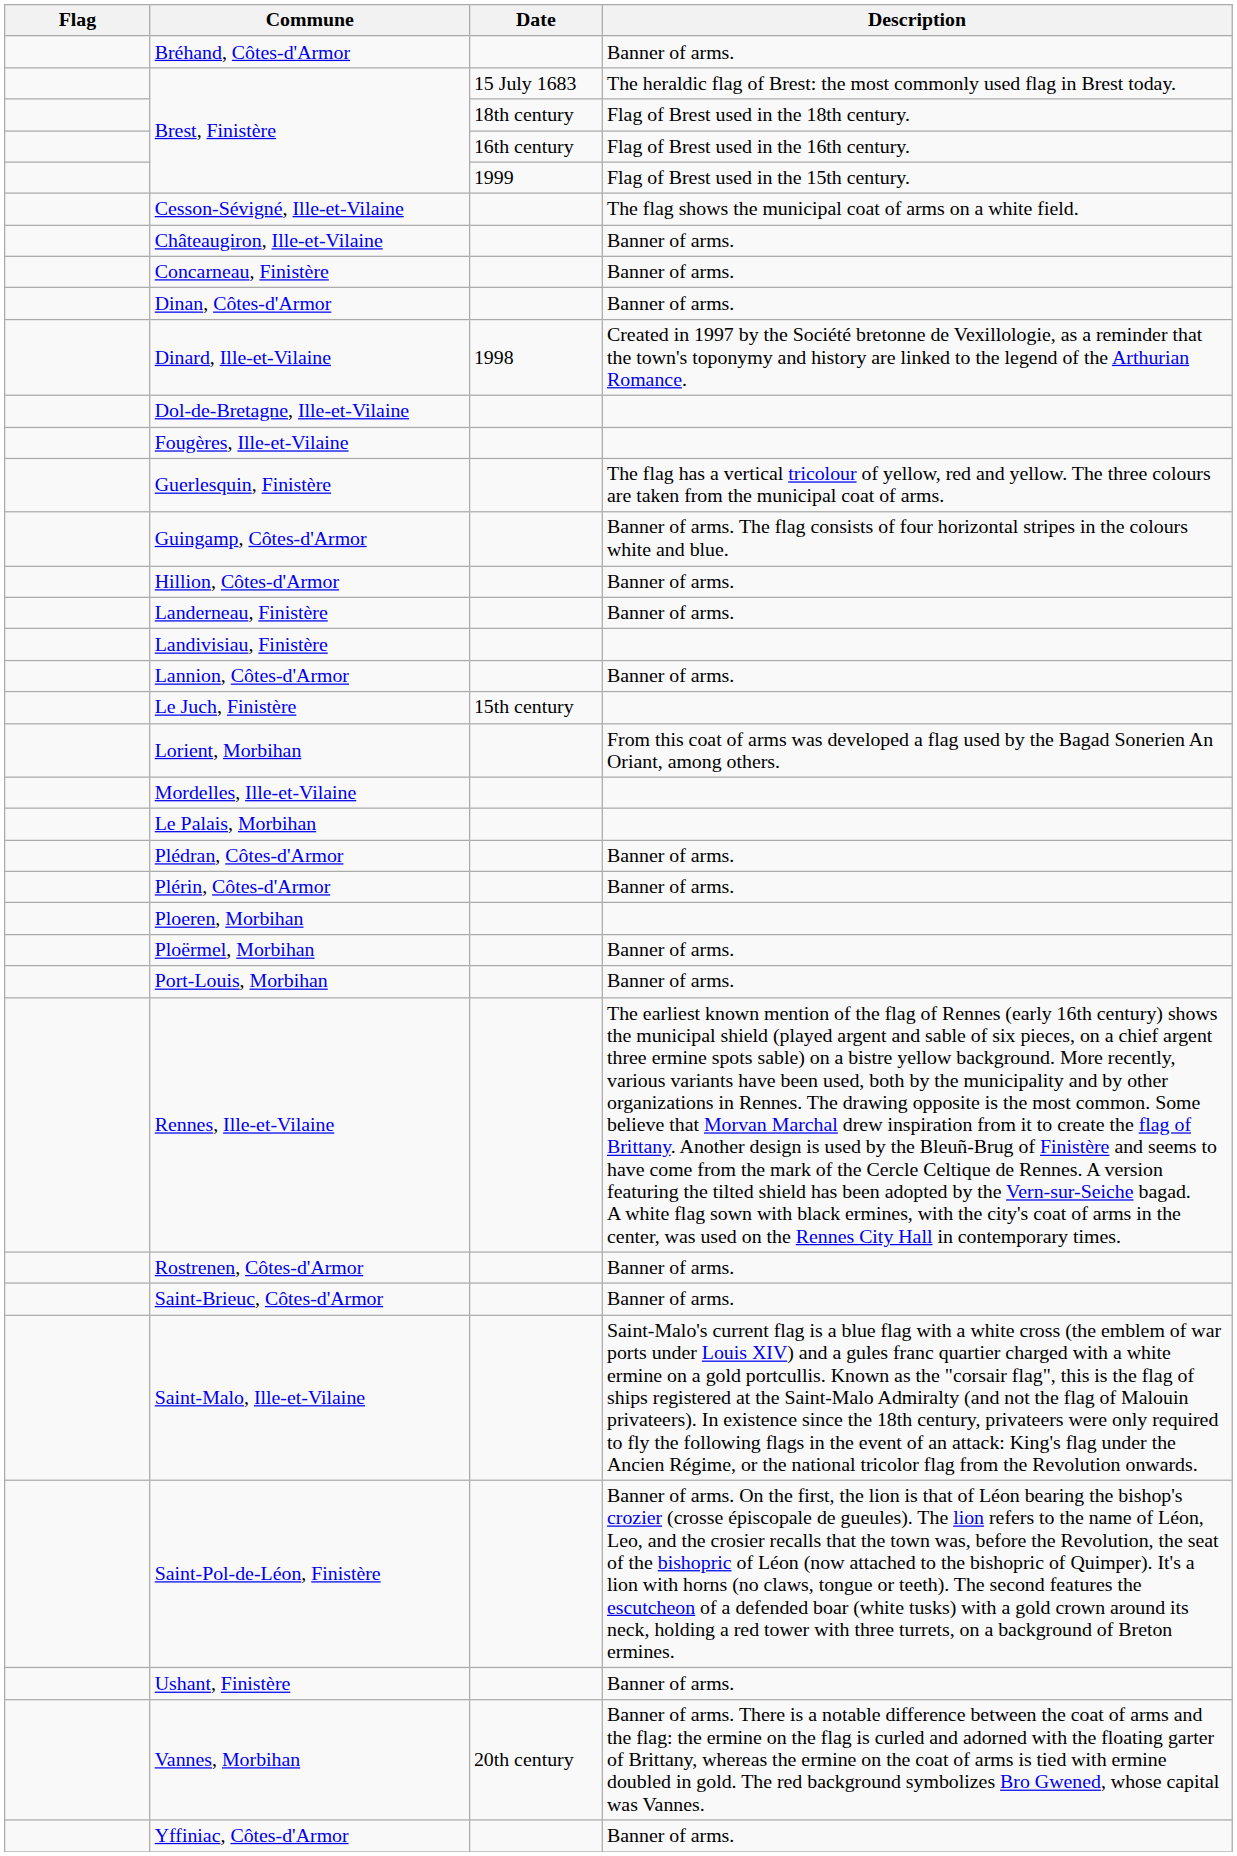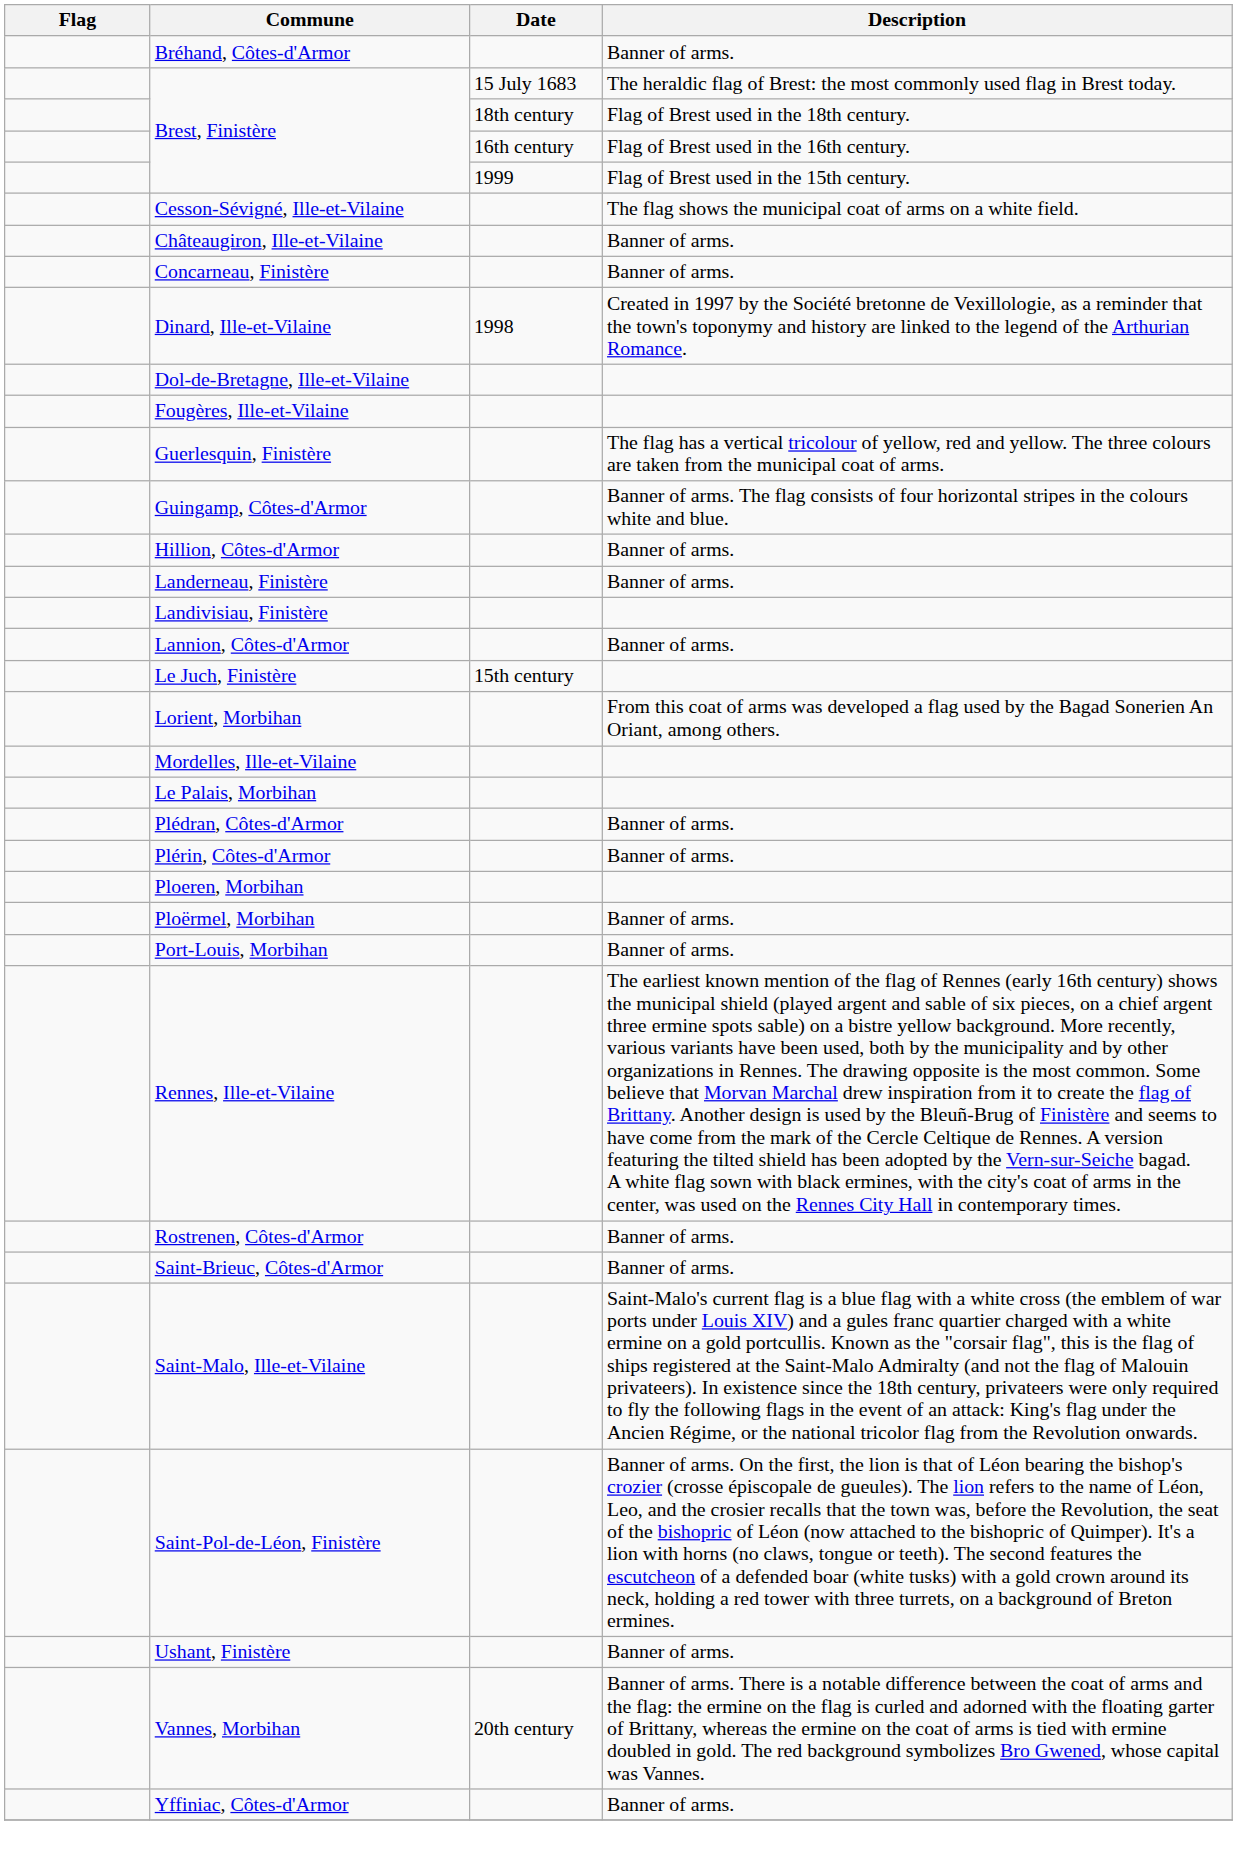- row: (243, 303)
